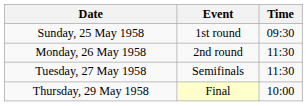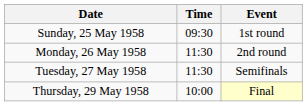columns swapped: (281, 14) <-> (218, 14)
